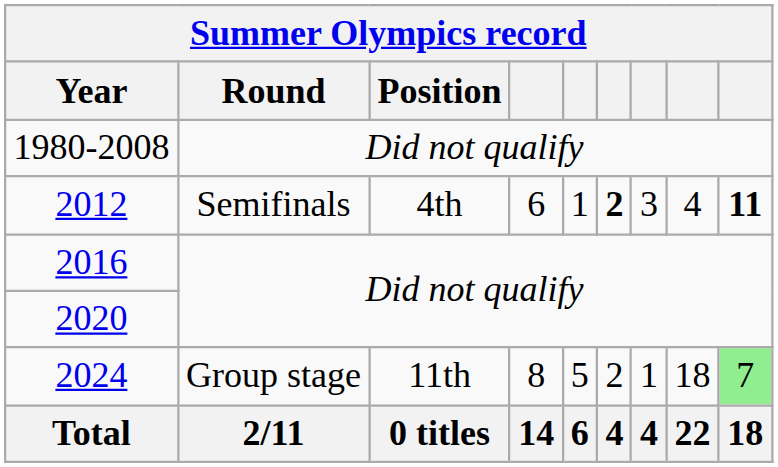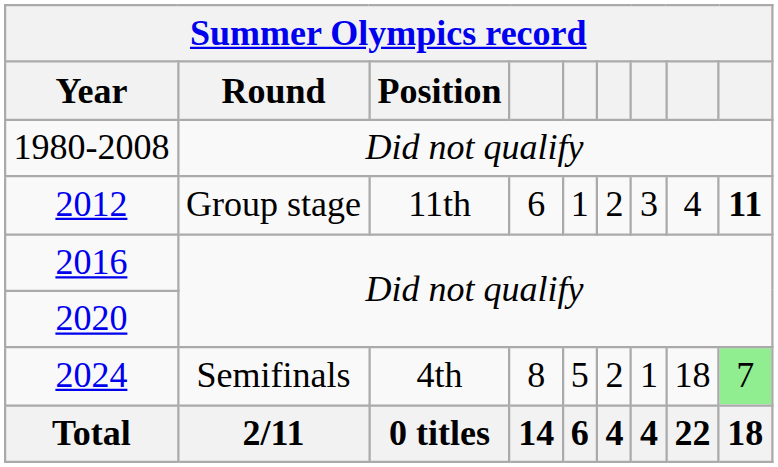(273, 204) Semifinals -> (273, 204) Group stage
(440, 204) 4th -> (440, 204) 11th
(614, 204) bold -> (614, 204) normal
(273, 375) Group stage -> (273, 375) Semifinals
(440, 375) 11th -> (440, 375) 4th
